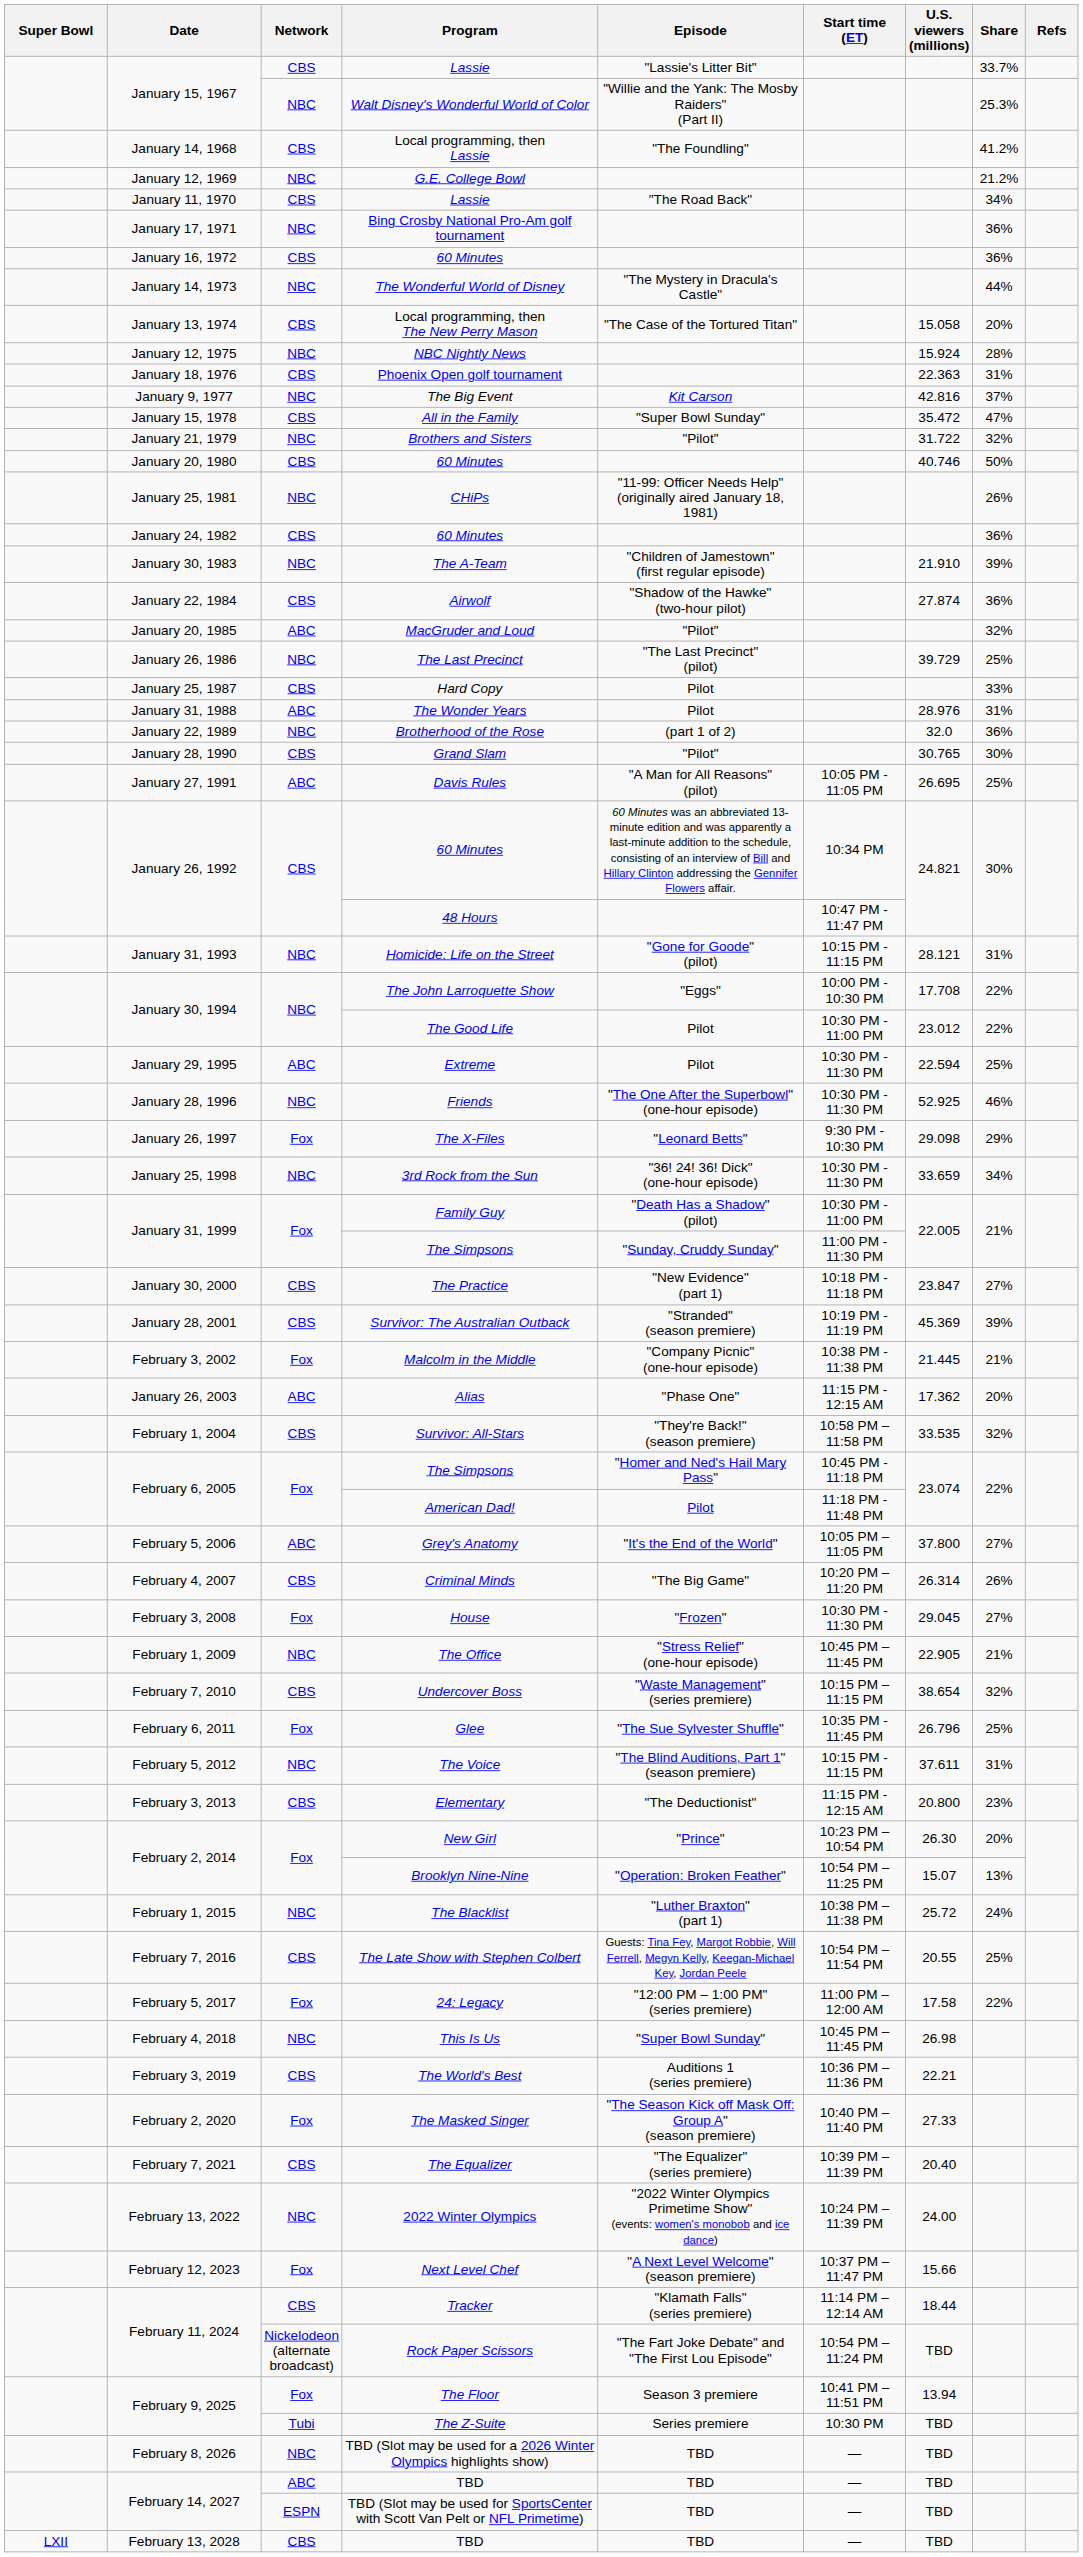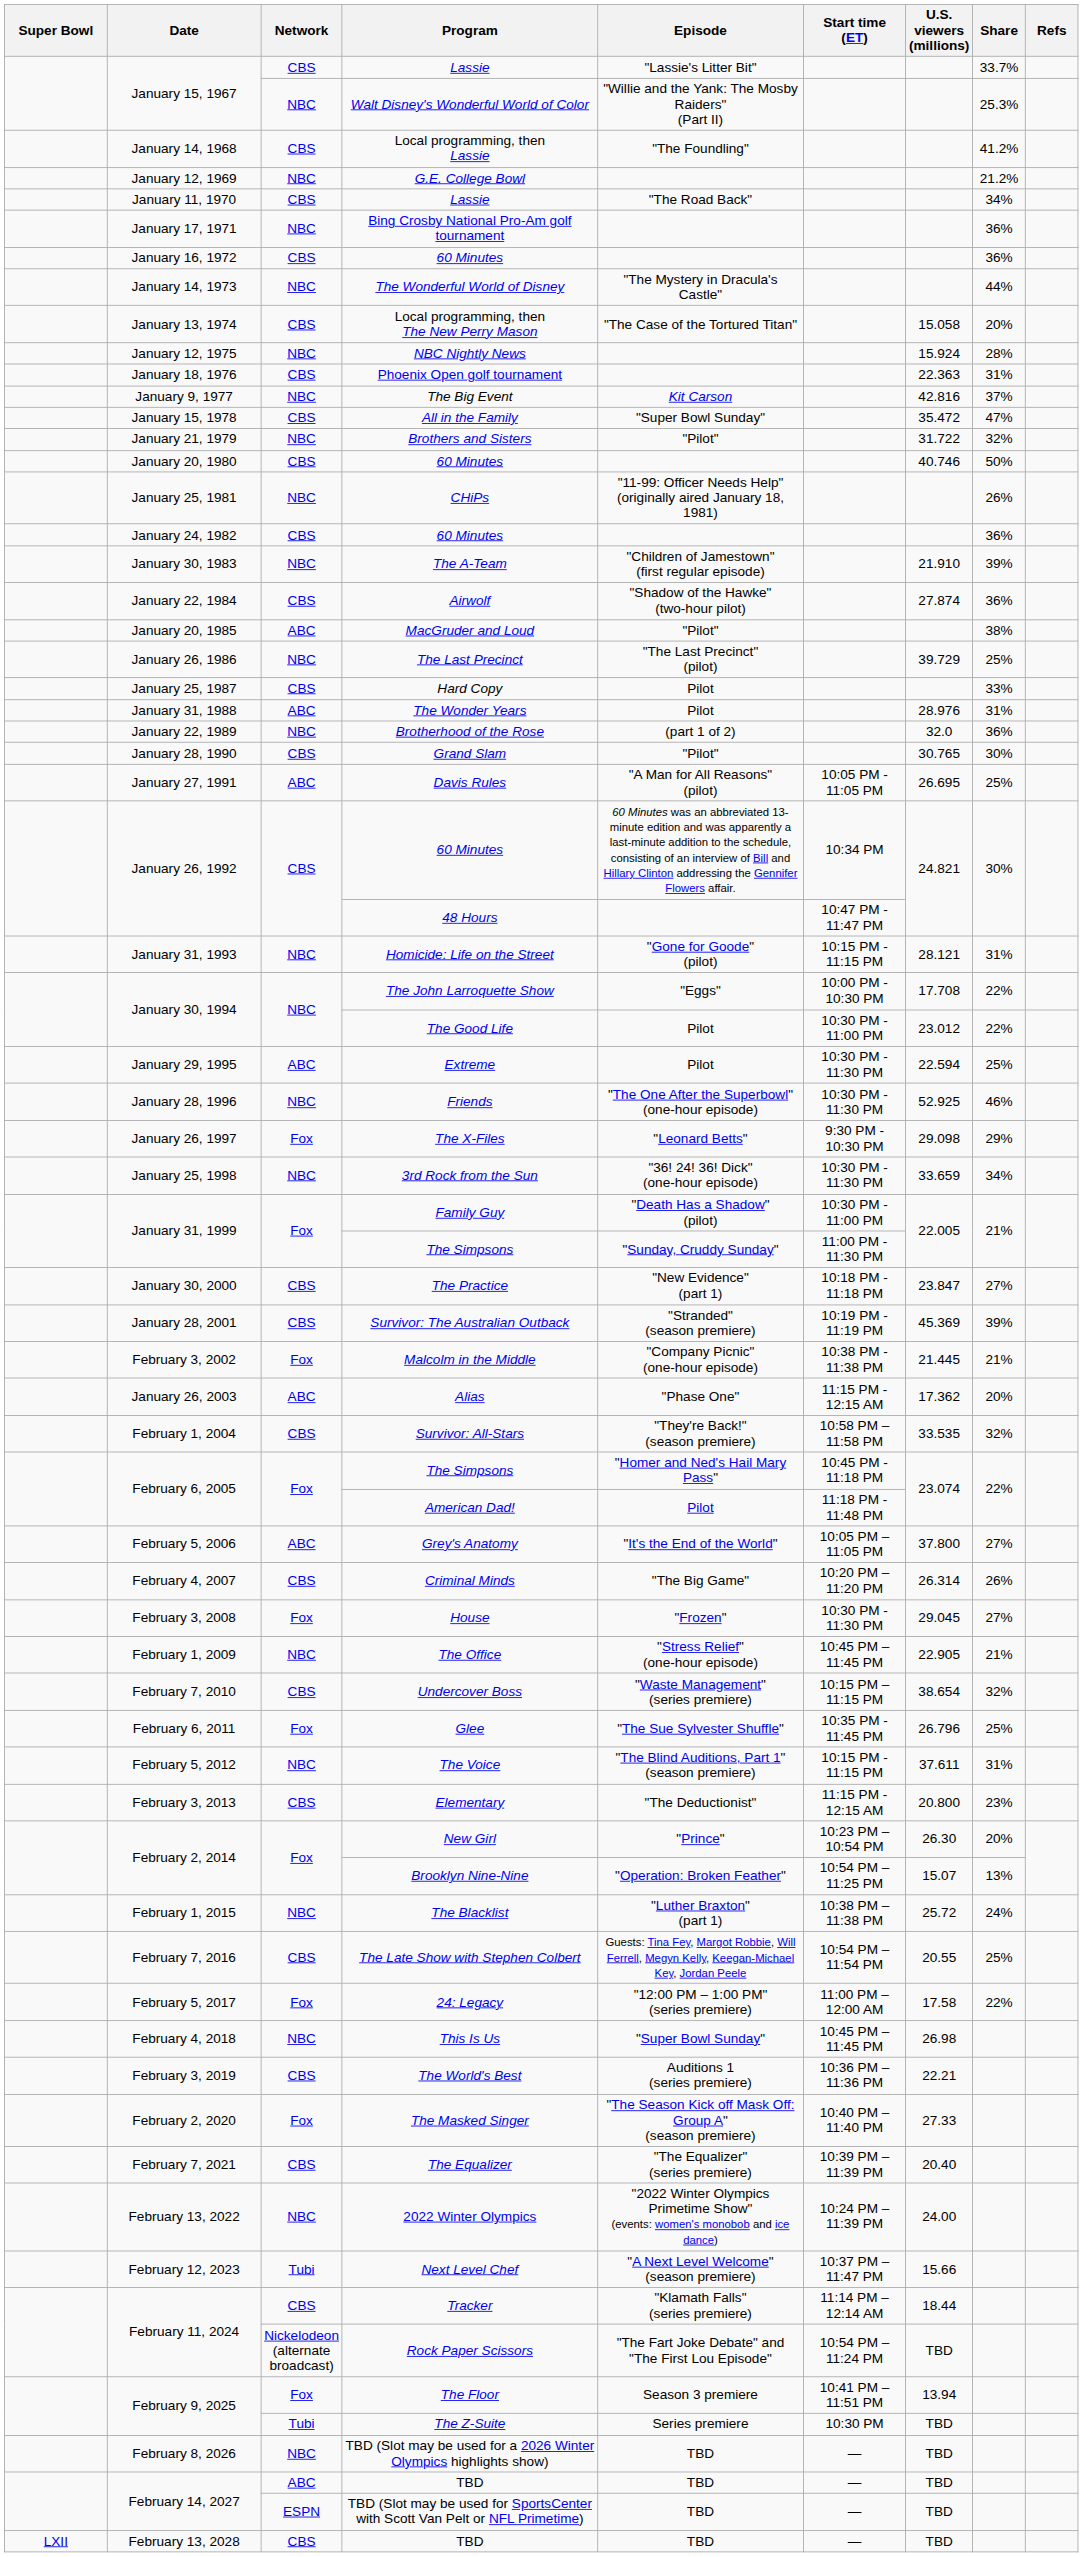(999, 630) 32% -> (999, 630) 38%
(302, 2269) Fox -> (302, 2269) Tubi
